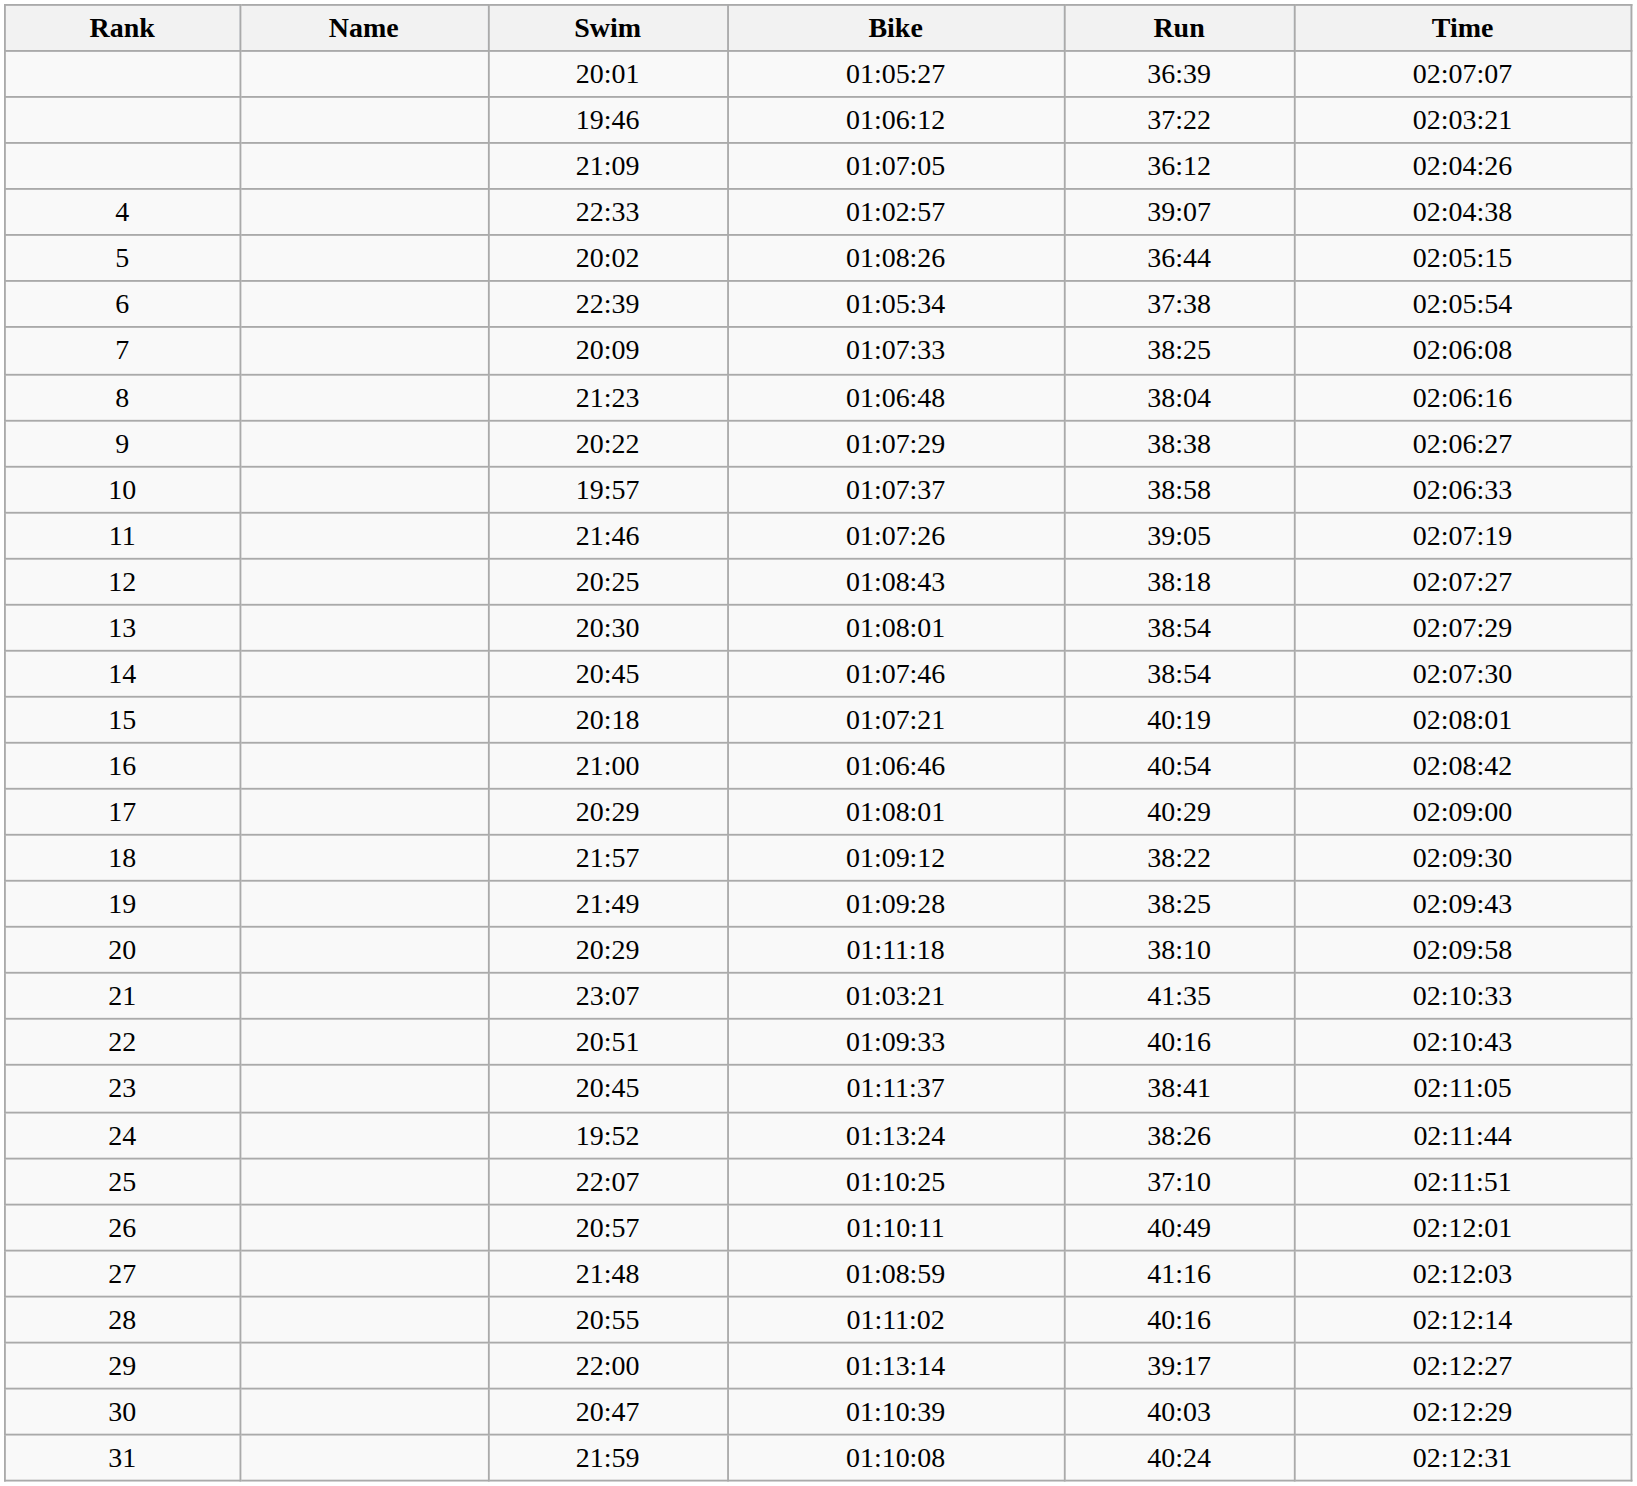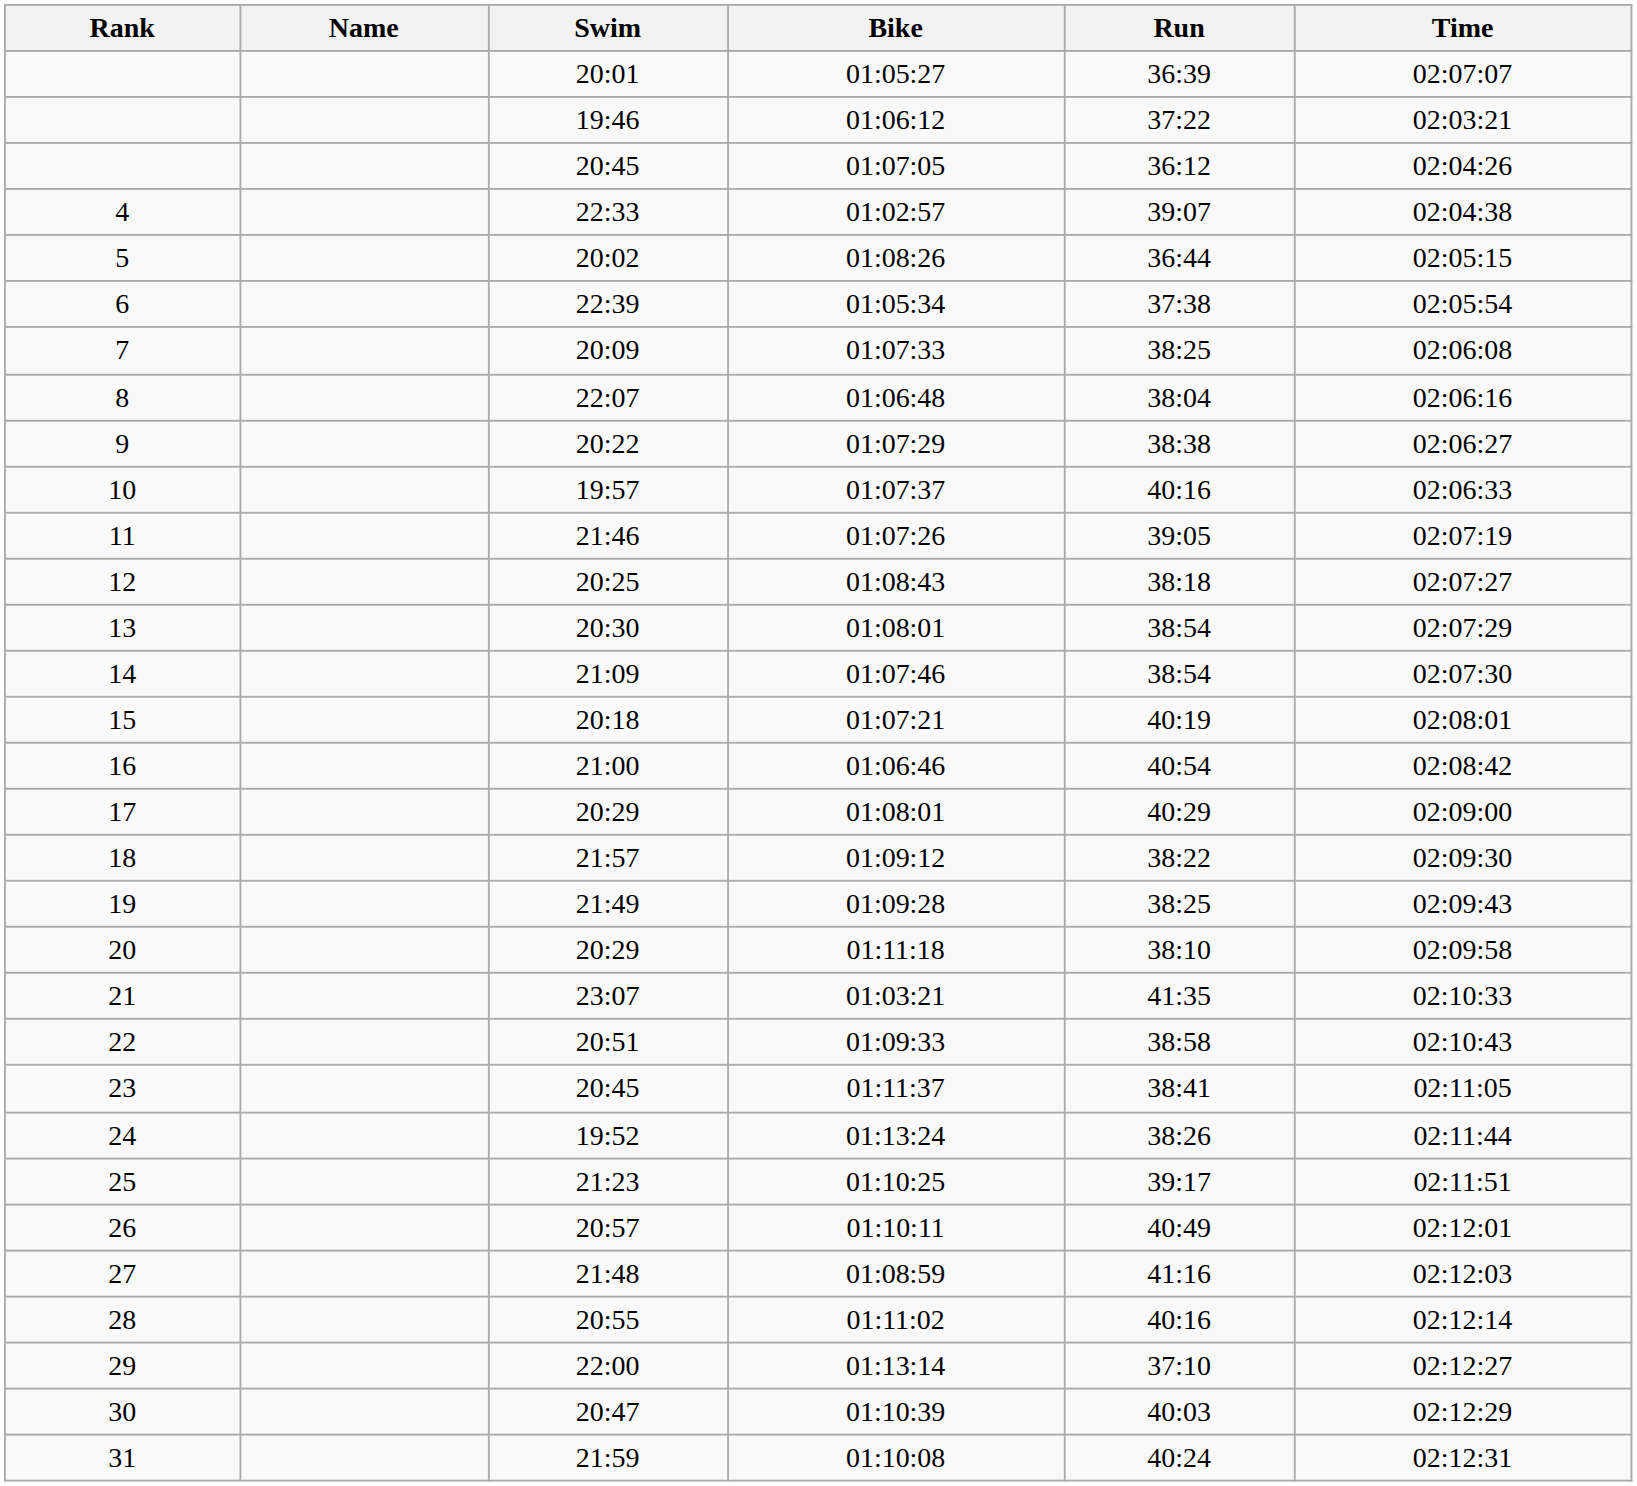(608, 166) 21:09 -> (608, 166) 20:45
(608, 396) 21:23 -> (608, 396) 22:07
(1179, 488) 38:58 -> (1179, 488) 40:16
(608, 673) 20:45 -> (608, 673) 21:09
(1179, 1042) 40:16 -> (1179, 1042) 38:58
(608, 1180) 22:07 -> (608, 1180) 21:23
(1179, 1180) 37:10 -> (1179, 1180) 39:17
(1179, 1365) 39:17 -> (1179, 1365) 37:10
